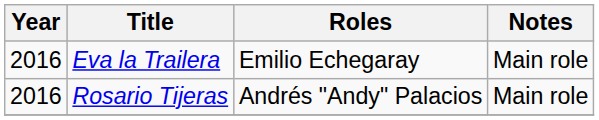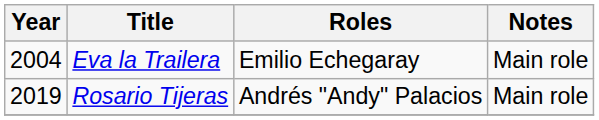(36, 59) 2016 -> (36, 59) 2004
(36, 96) 2016 -> (36, 96) 2019
